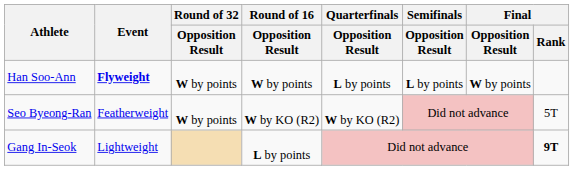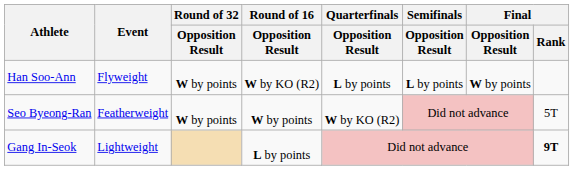(123, 77) bold -> (122, 77) normal
(282, 85) W by points -> (282, 85) W by KO (R2)
(282, 120) W by KO (R2) -> (282, 120) W by points
